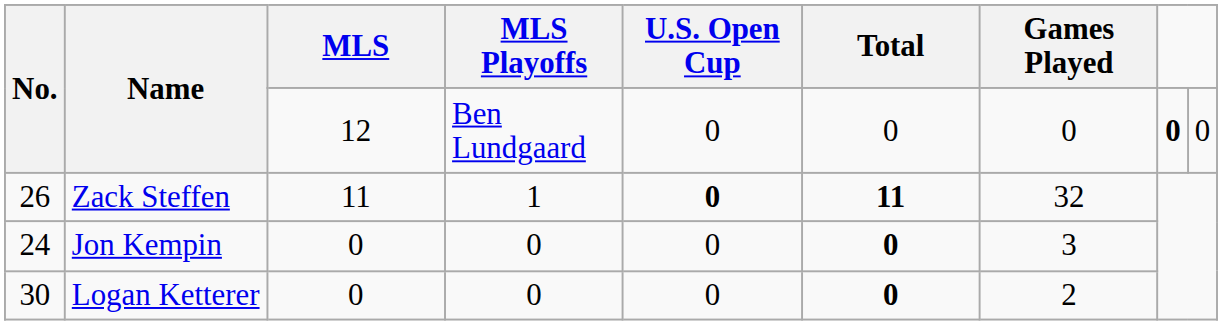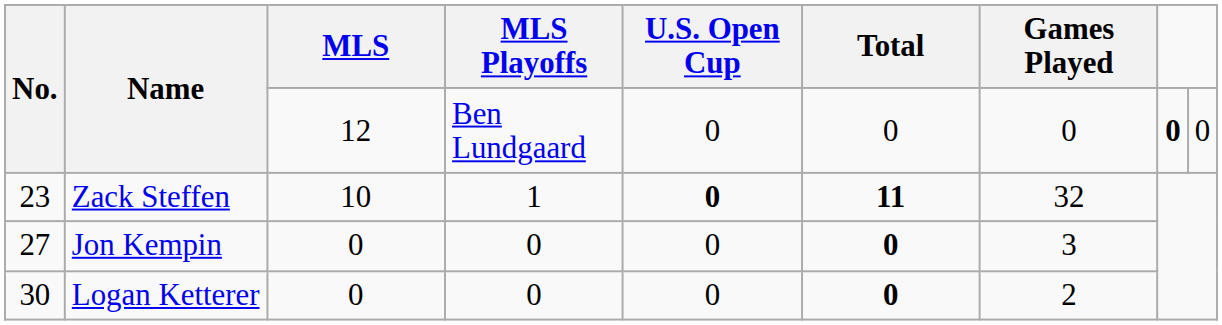(35, 196) 26 -> (35, 196) 23
(356, 196) 11 -> (356, 196) 10
(35, 245) 24 -> (35, 245) 27
